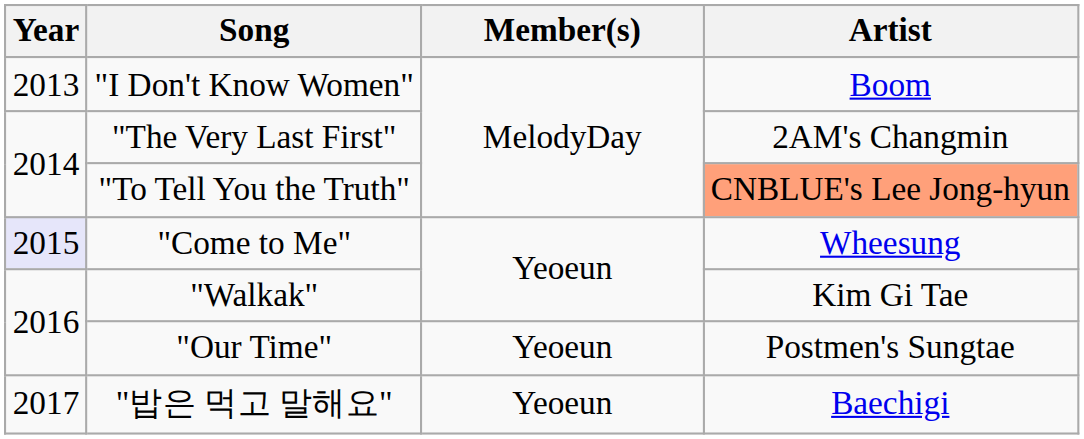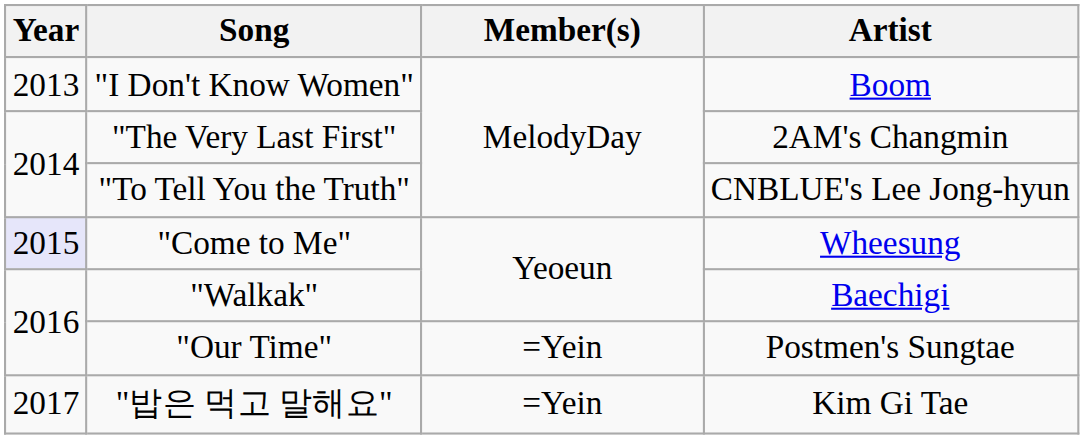(890, 189) lightsalmon background -> (890, 189) no background
(890, 294) Kim Gi Tae -> (890, 294) Baechigi
(562, 347) Yeoeun -> (562, 347) =Yein
(562, 403) Yeoeun -> (562, 403) =Yein
(890, 403) Baechigi -> (890, 403) Kim Gi Tae
